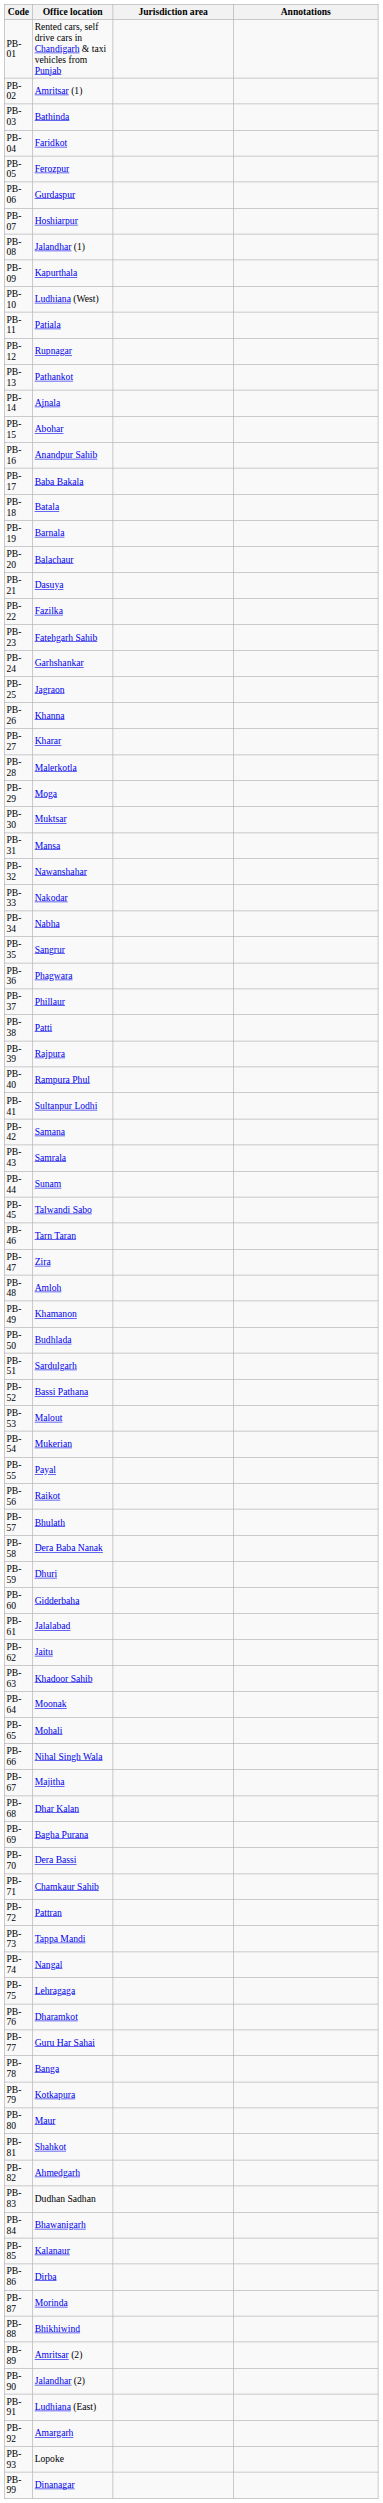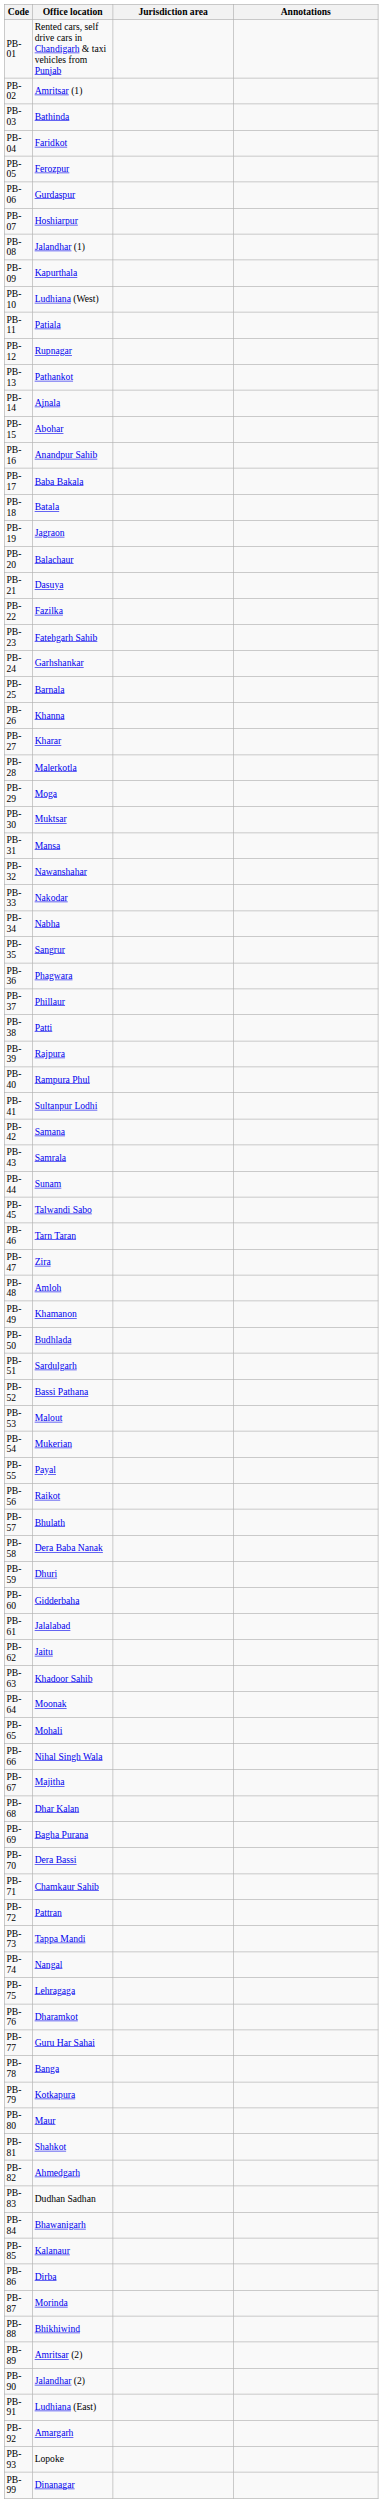(50, 533) Barnala -> (50, 533) Jagraon
(50, 689) Jagraon -> (50, 689) Barnala
